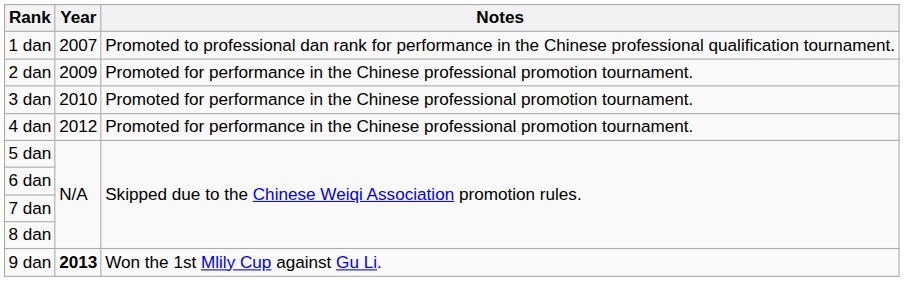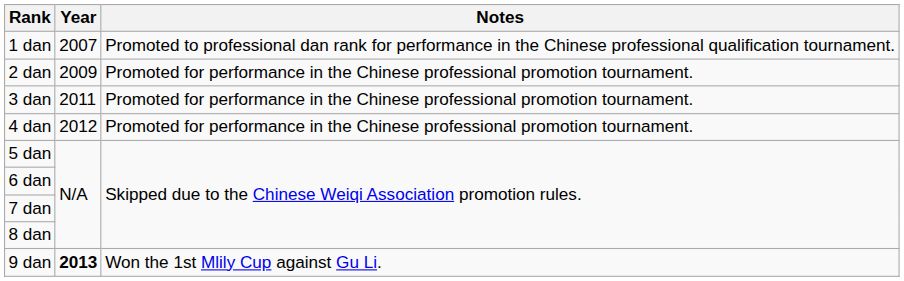(78, 99) 2010 -> (78, 99) 2011
